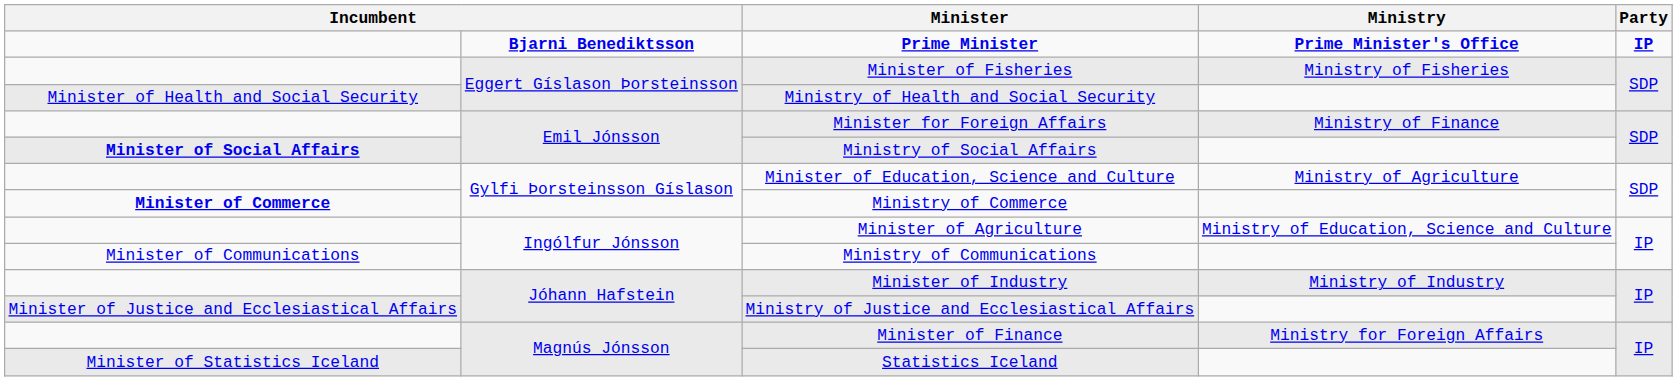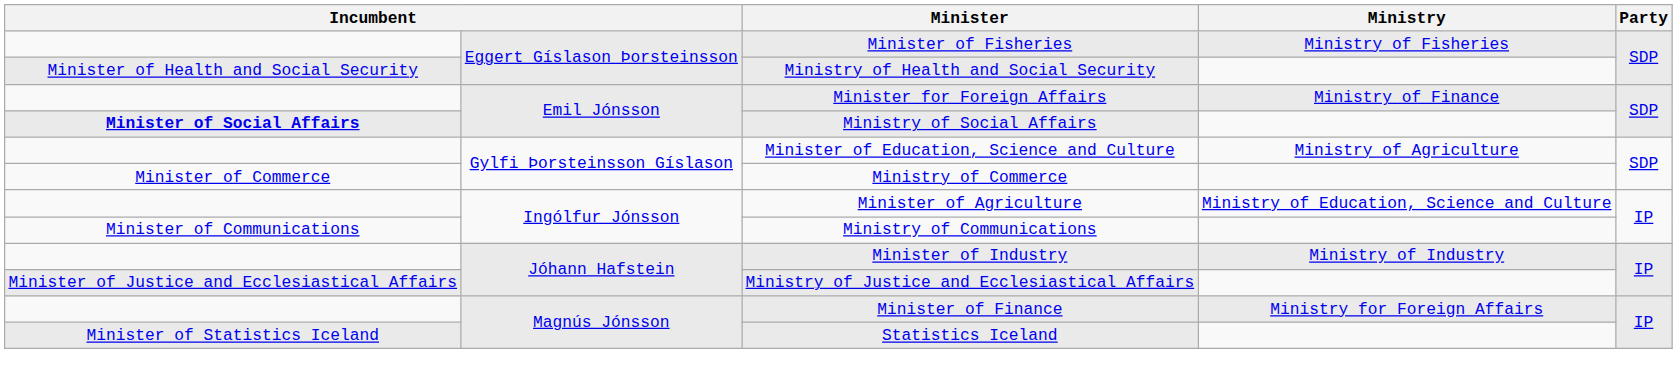- row: (970, 44)
(233, 203) bold -> (233, 177) normal
